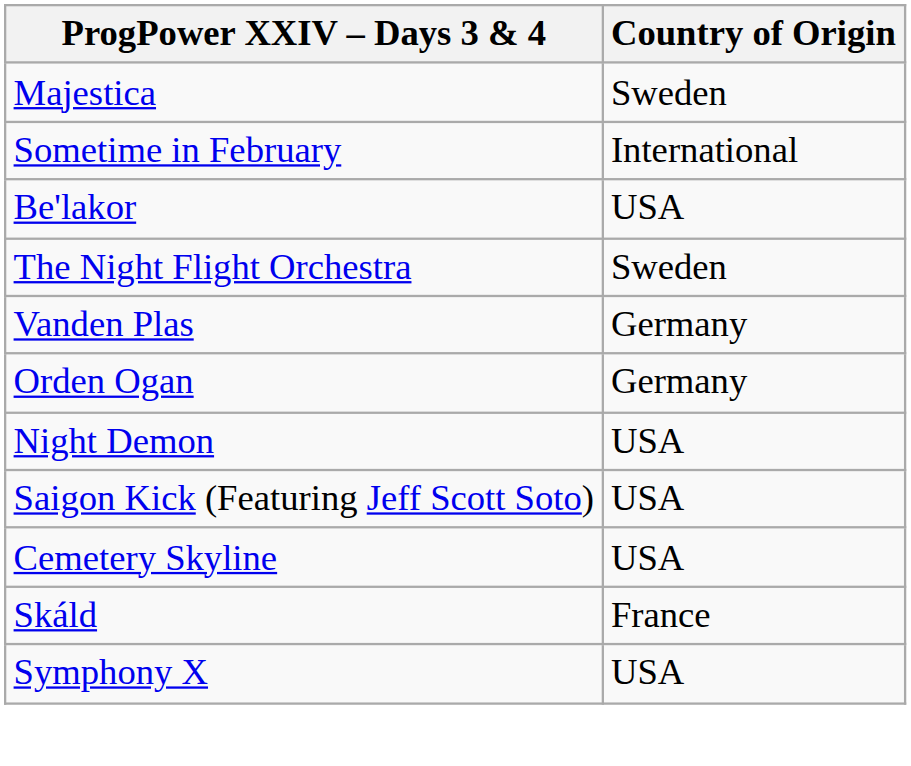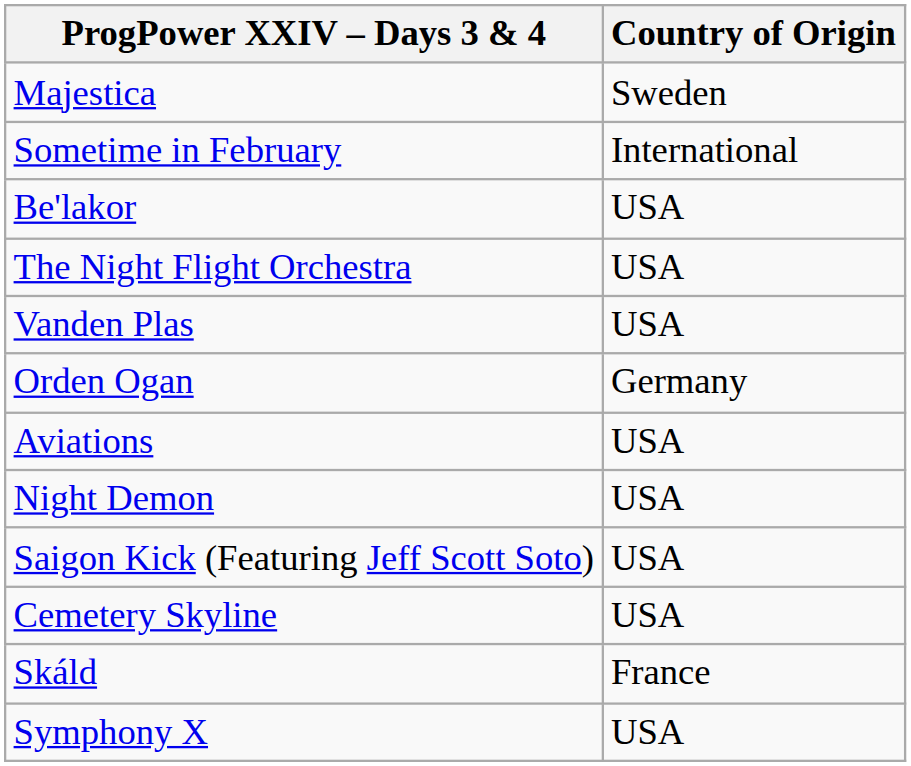(669, 265) Sweden -> (648, 265) USA
(679, 324) Germany -> (648, 324) USA
+ row: (83, 440)
